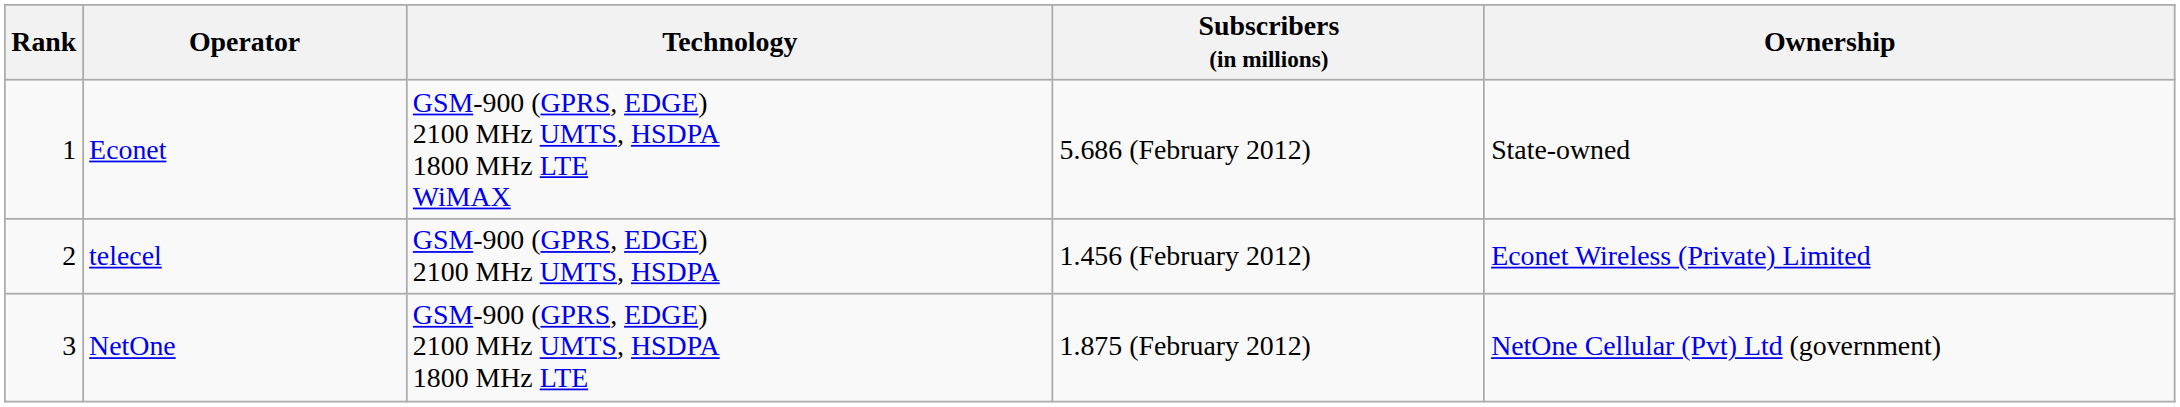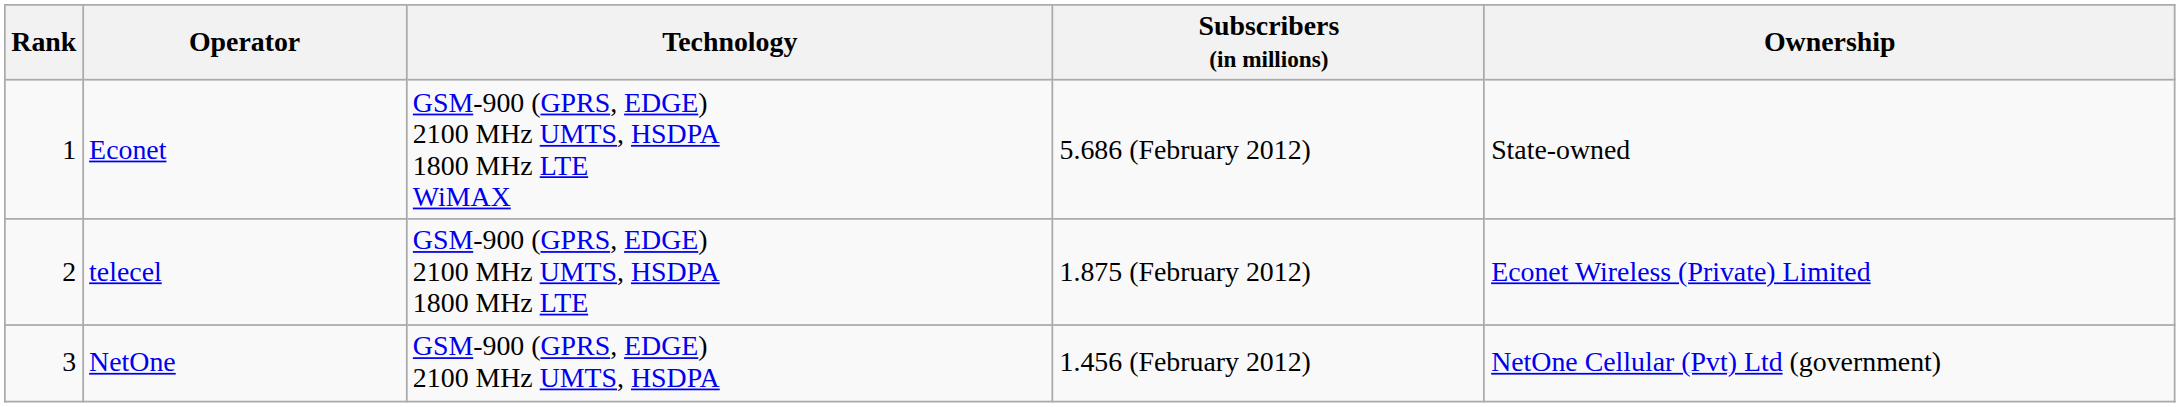(566, 255) GSM-900 (GPRS, EDGE) 2100 MHz UMTS, HSDPA -> (566, 271) GSM-900 (GPRS, EDGE) 2100 MHz UMTS, HSDPA 1800 MHz LTE
(1185, 255) 1.456 (February 2012) -> (1185, 271) 1.875 (February 2012)
(566, 346) GSM-900 (GPRS, EDGE) 2100 MHz UMTS, HSDPA 1800 MHz LTE -> (566, 362) GSM-900 (GPRS, EDGE) 2100 MHz UMTS, HSDPA
(1185, 346) 1.875 (February 2012) -> (1185, 362) 1.456 (February 2012)
